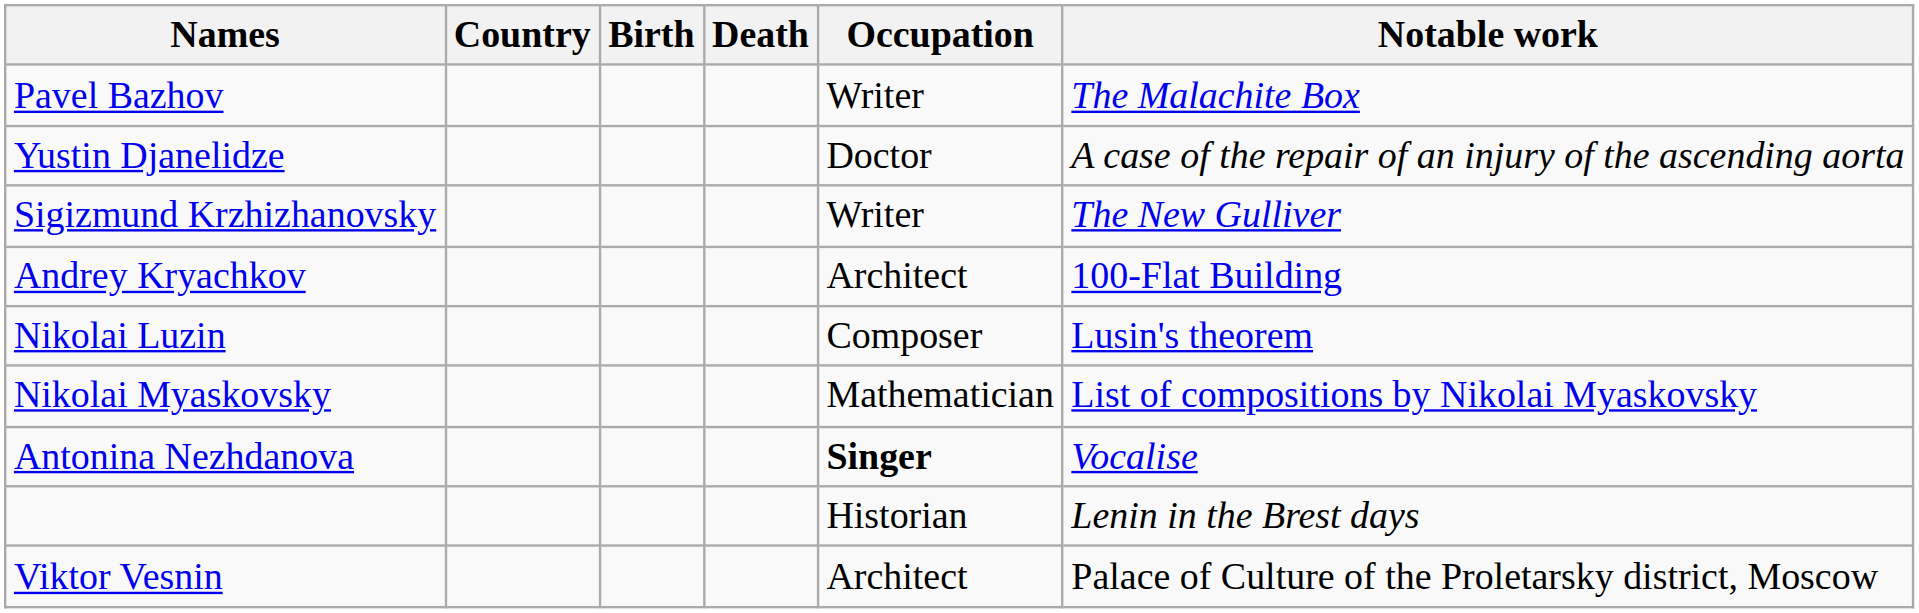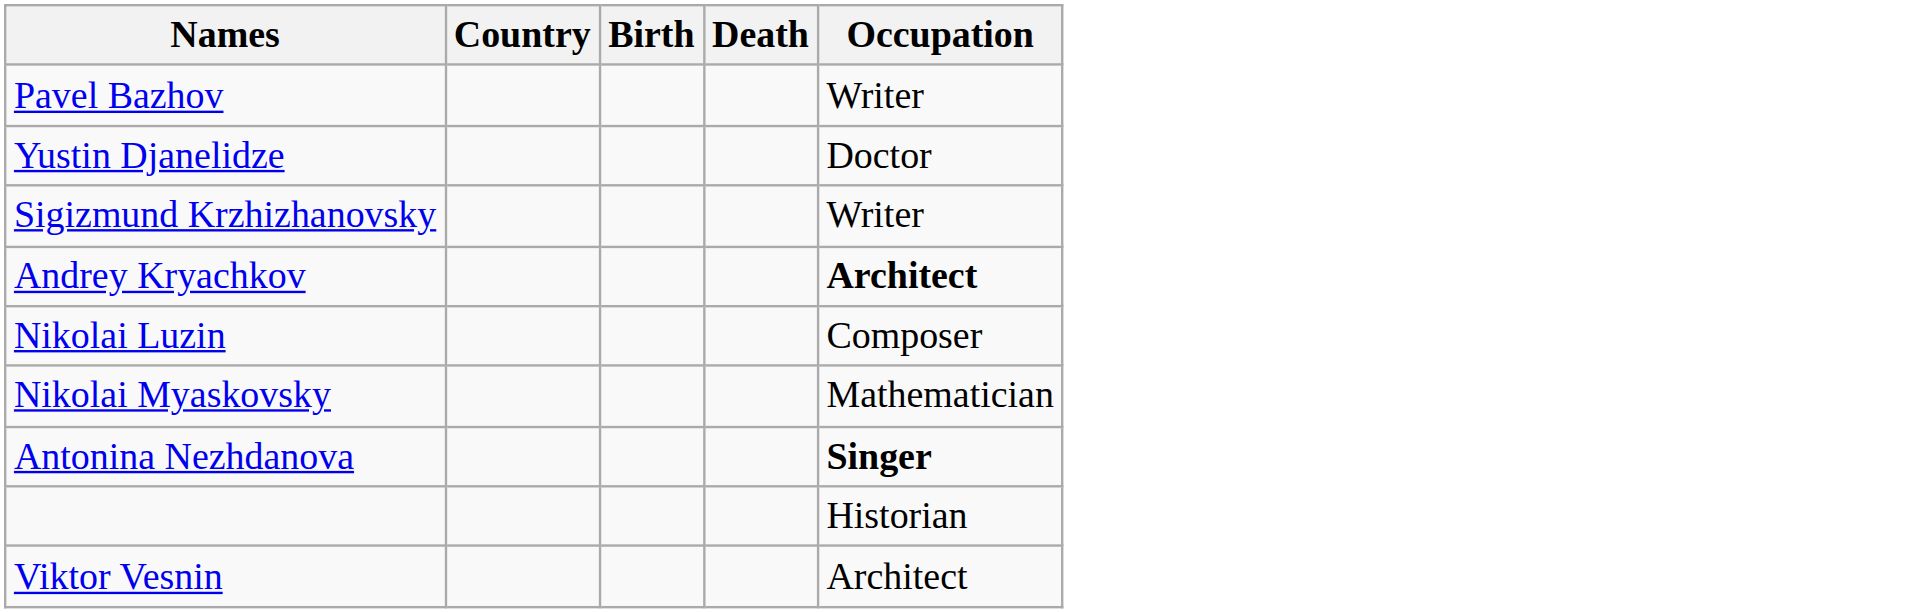- column: (1488, 34)
(897, 275) normal -> (902, 275) bold
